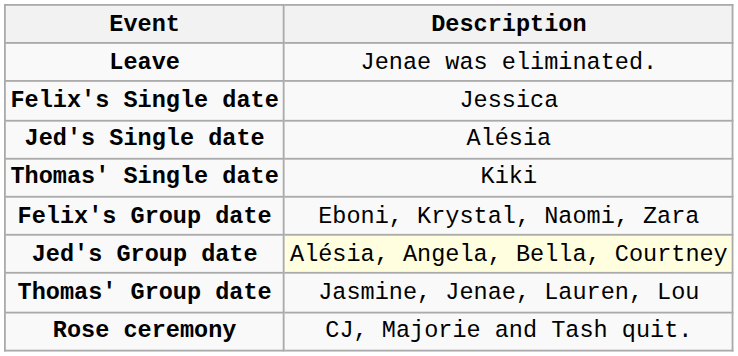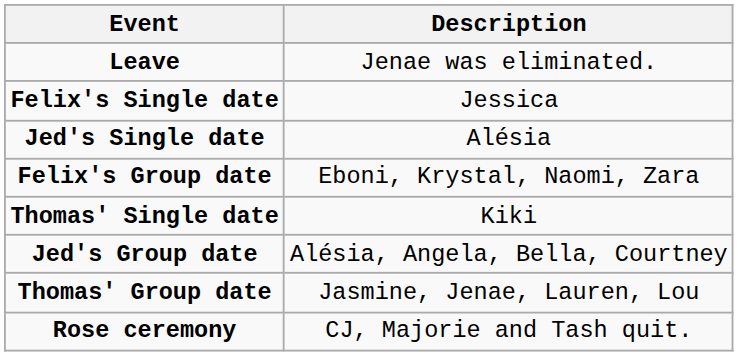rows swapped: (145, 177) <-> (145, 216)
(509, 254) lightyellow background -> (509, 254) no background
